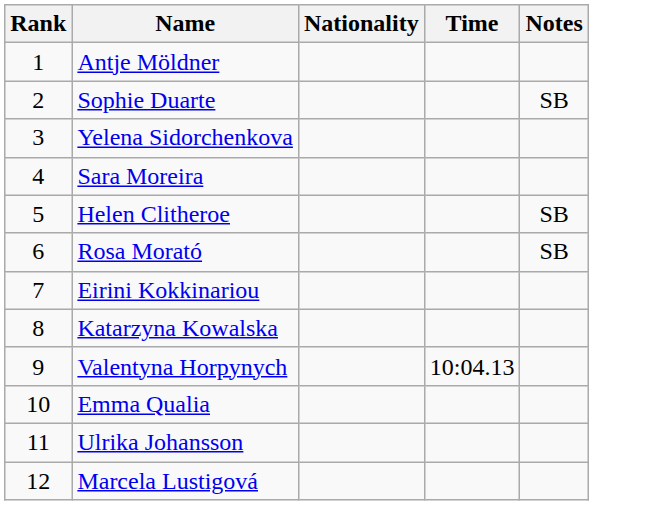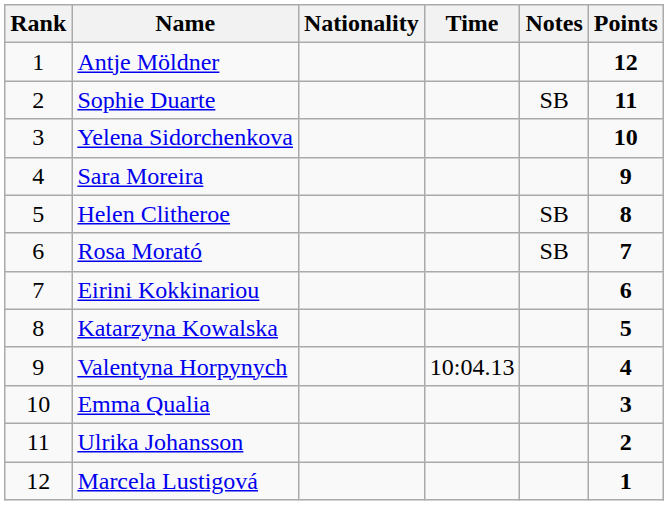+ column: (626, 23)
